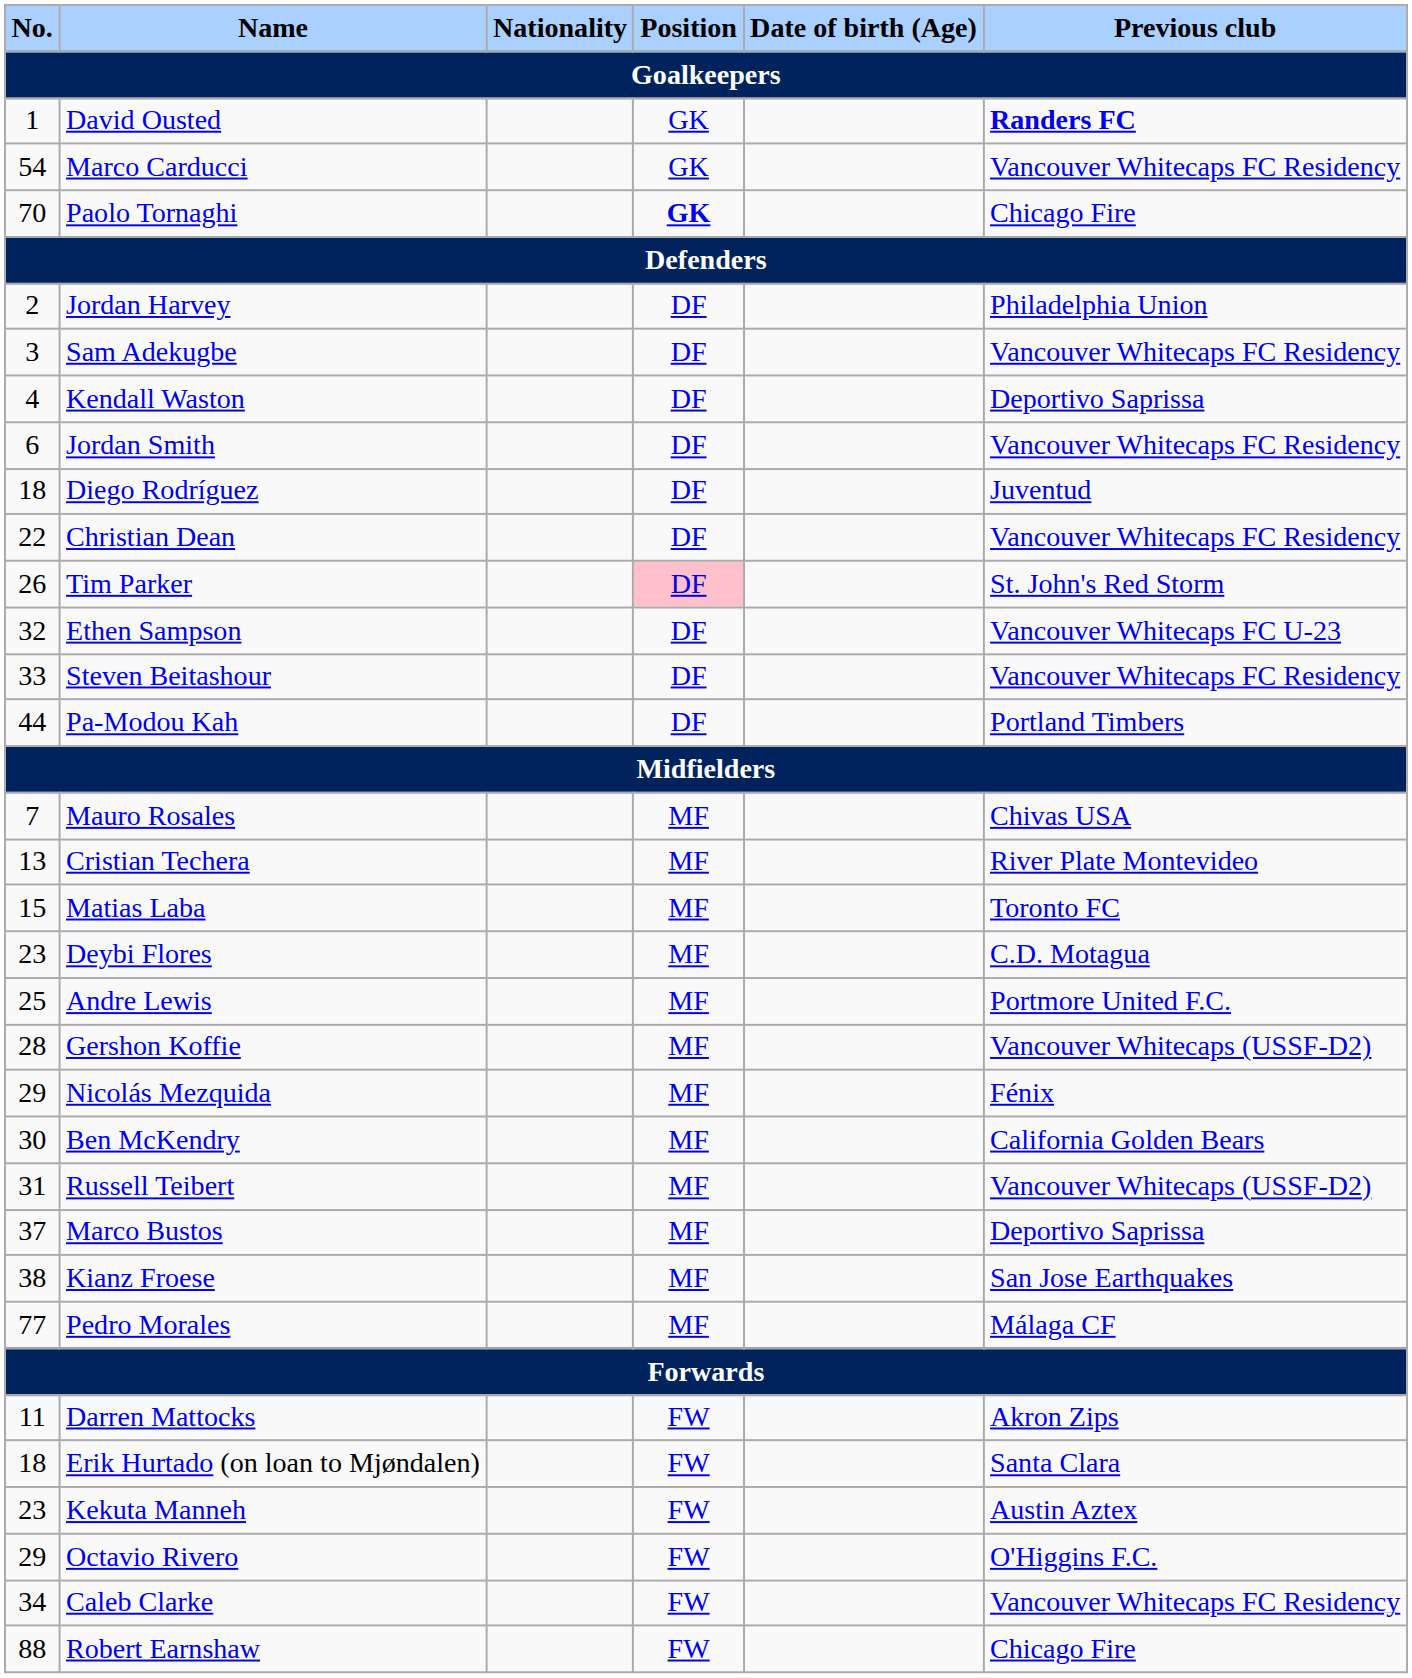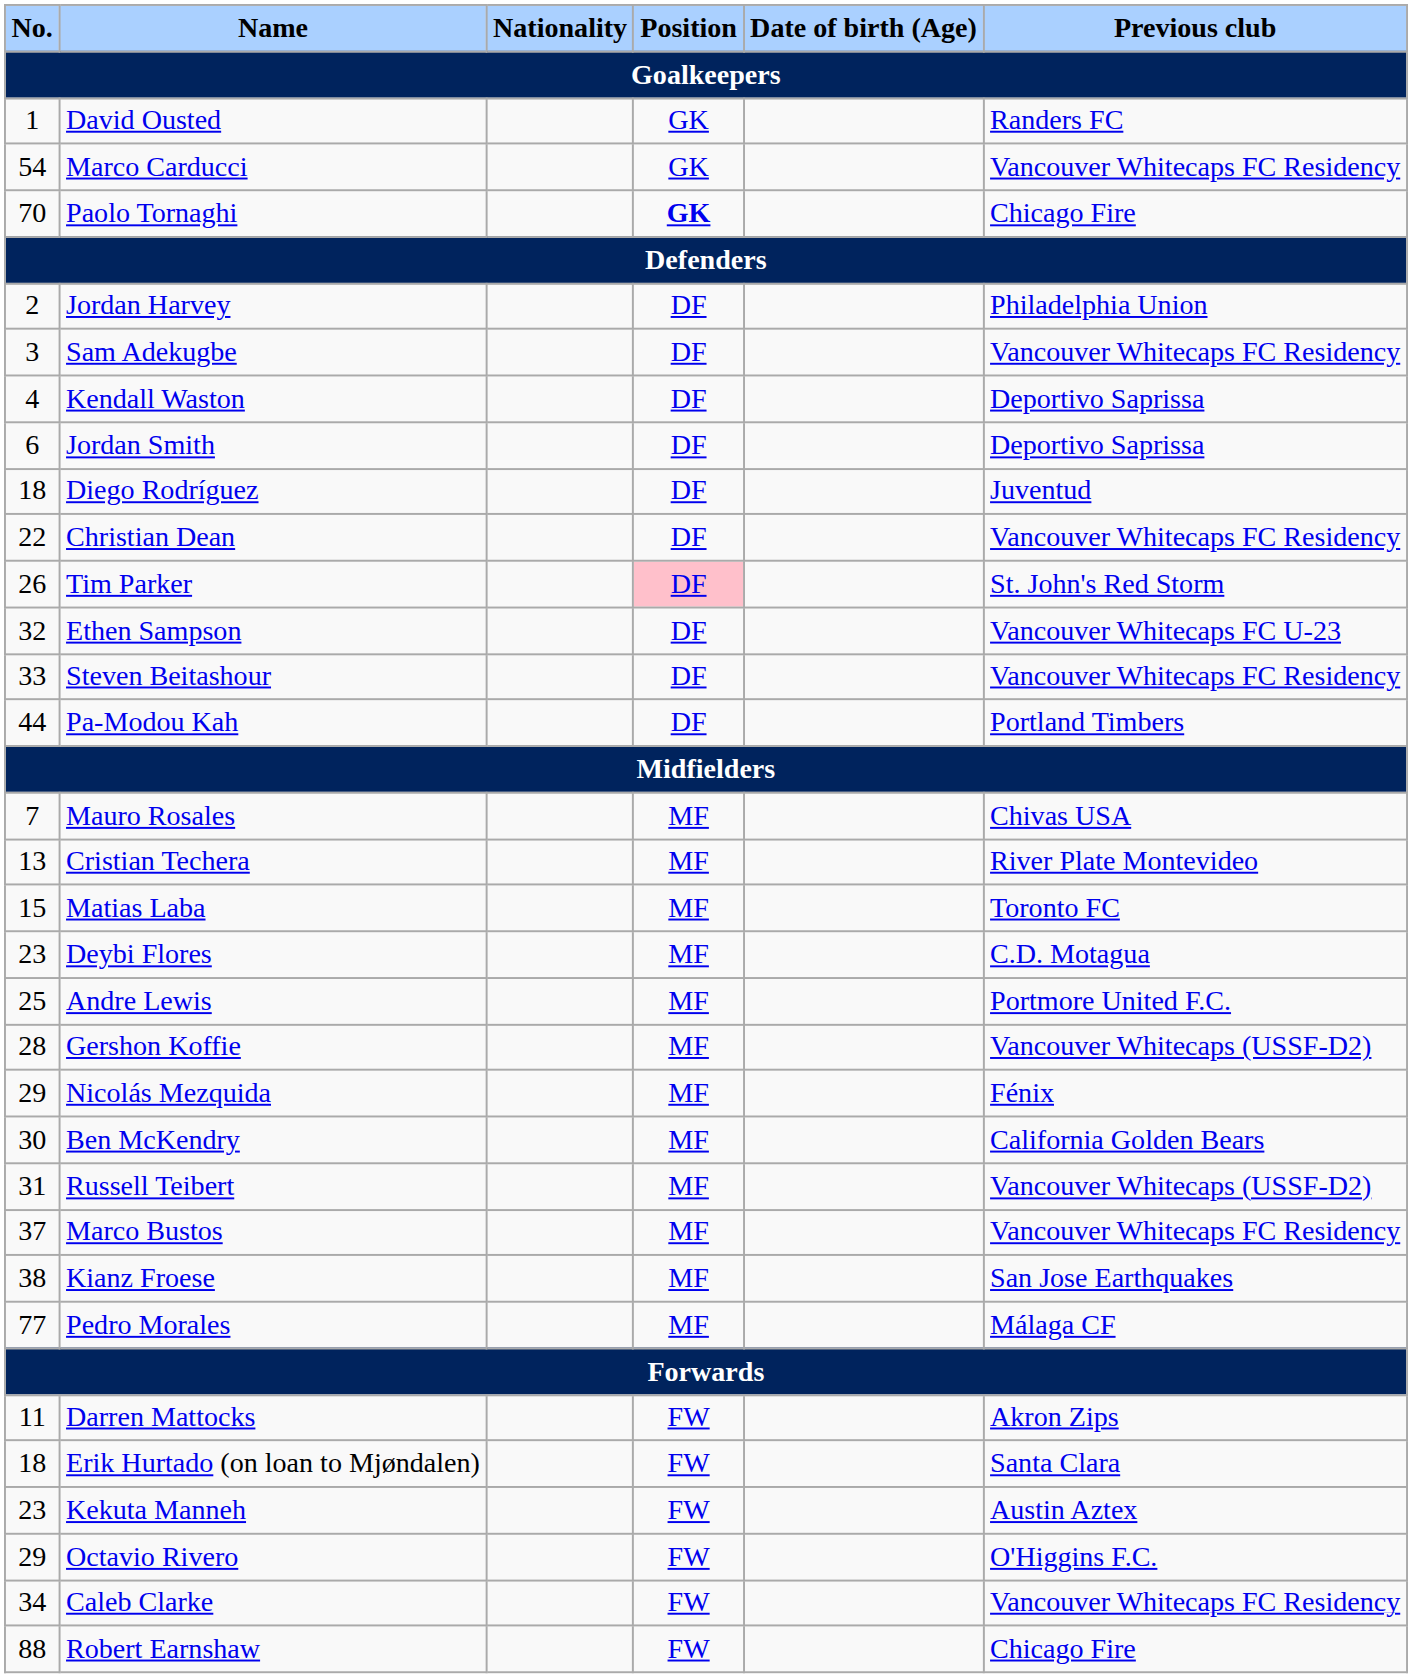(1063, 120) bold -> (1057, 120) normal
(1195, 444) Vancouver Whitecaps FC Residency -> (1097, 444) Deportivo Saprissa
(1097, 1232) Deportivo Saprissa -> (1195, 1232) Vancouver Whitecaps FC Residency
